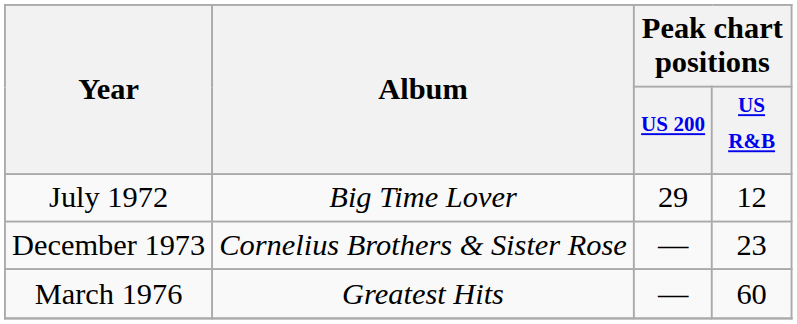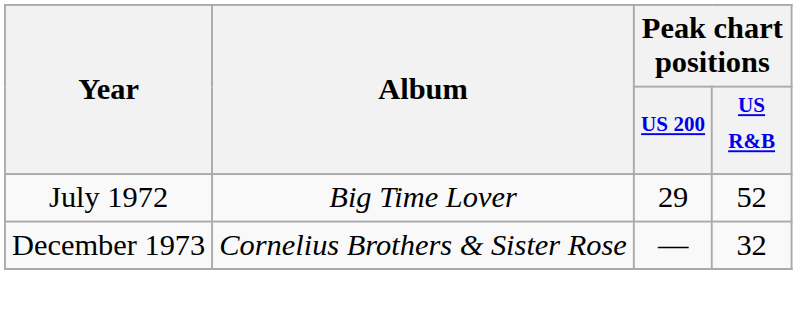(752, 196) 12 -> (752, 196) 52
(752, 245) 23 -> (752, 245) 32
- row: (109, 293)
